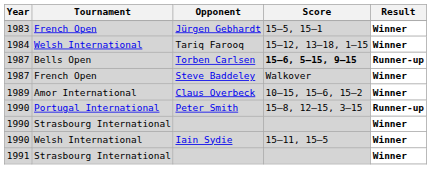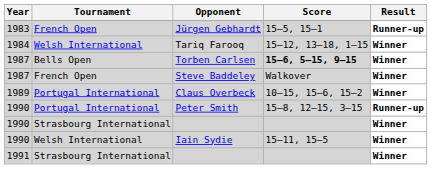(390, 28) Winner -> (398, 28) Runner-up
(398, 60) Runner-up -> (390, 60) Winner
(85, 92) Amor International -> (97, 92) Portugal International
